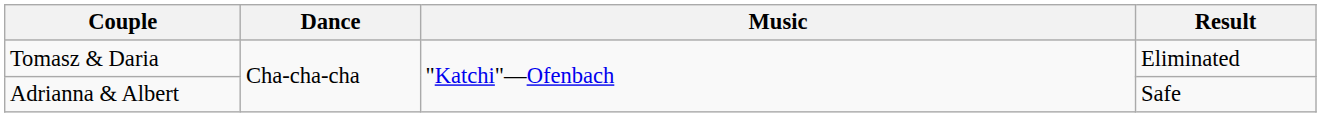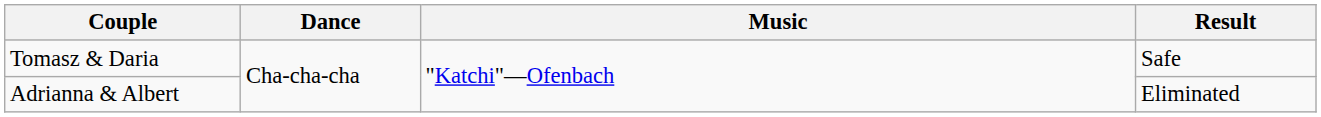(1190, 58) Eliminated -> (1161, 58) Safe
(1161, 93) Safe -> (1190, 93) Eliminated
